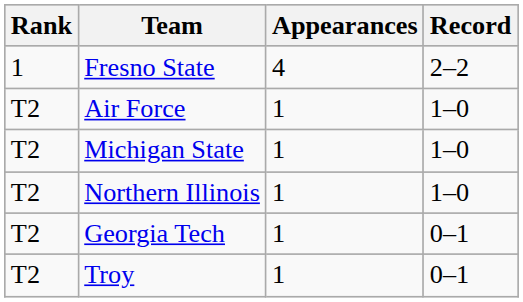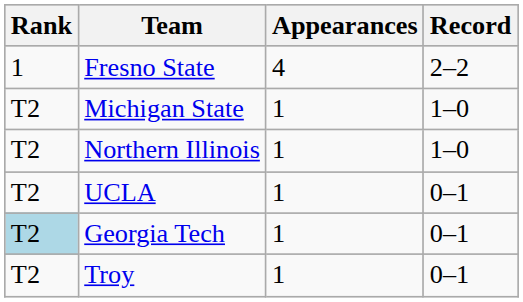- row: (135, 108)
+ row: (120, 191)
(25, 233) no background -> (25, 233) lightblue background
